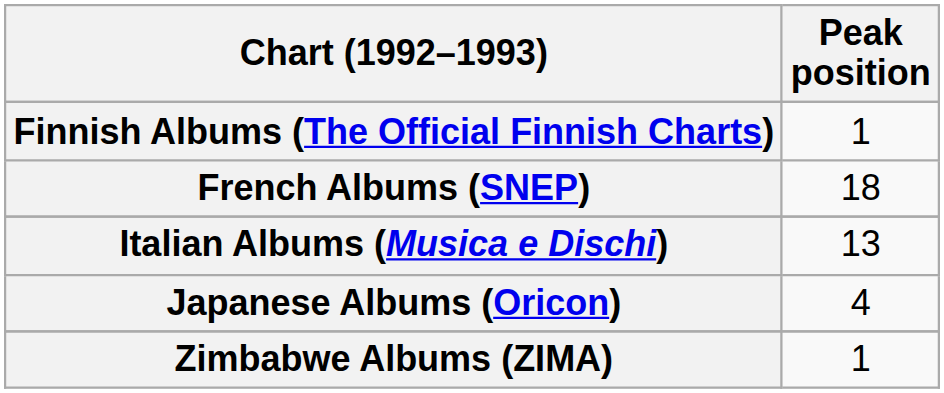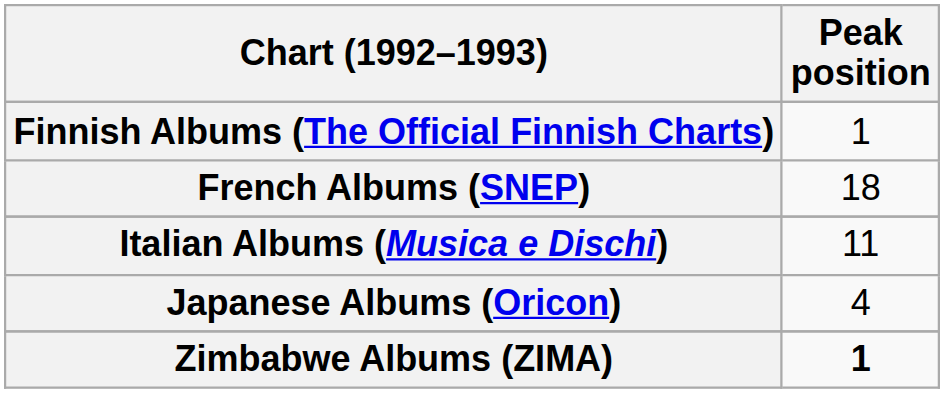(861, 244) 13 -> (861, 244) 11
(861, 359) normal -> (861, 359) bold
